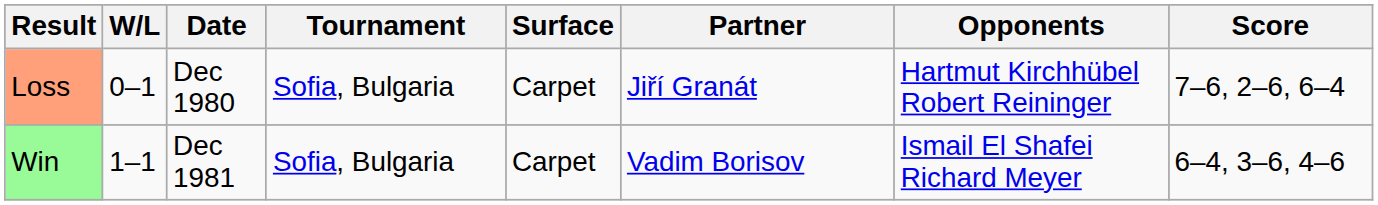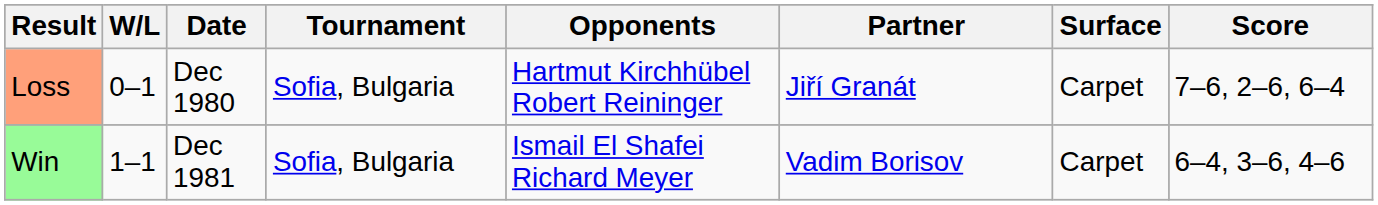columns swapped: (563, 26) <-> (1031, 26)
